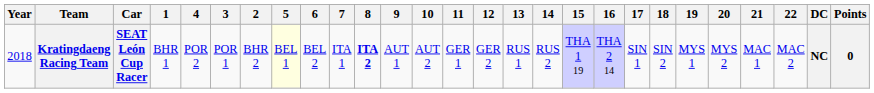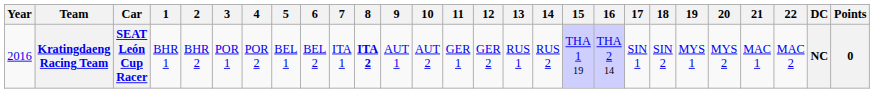columns swapped: (256, 14) <-> (196, 14)
(20, 55) 2018 -> (20, 55) 2016
(286, 55) lightyellow background -> (286, 55) no background
